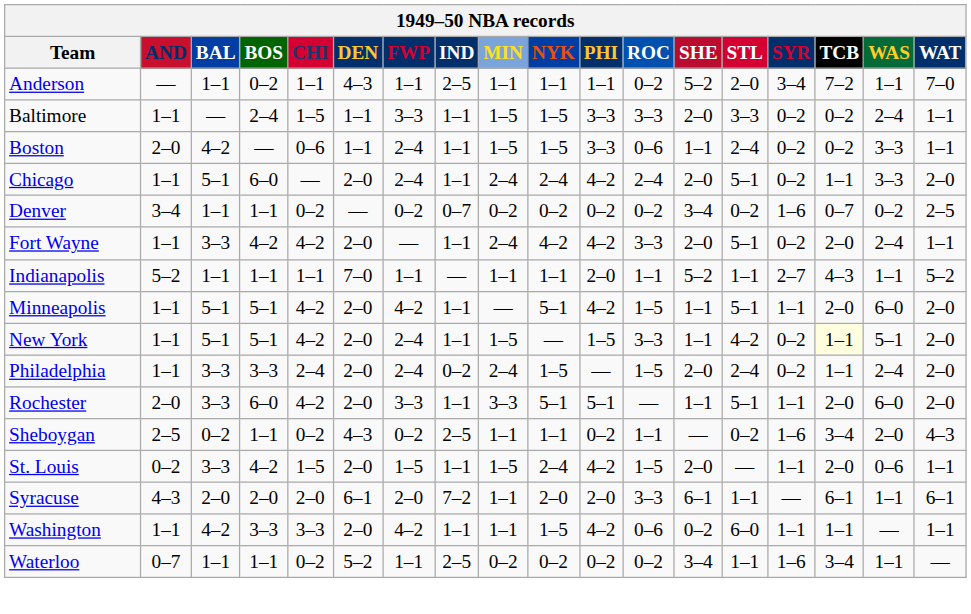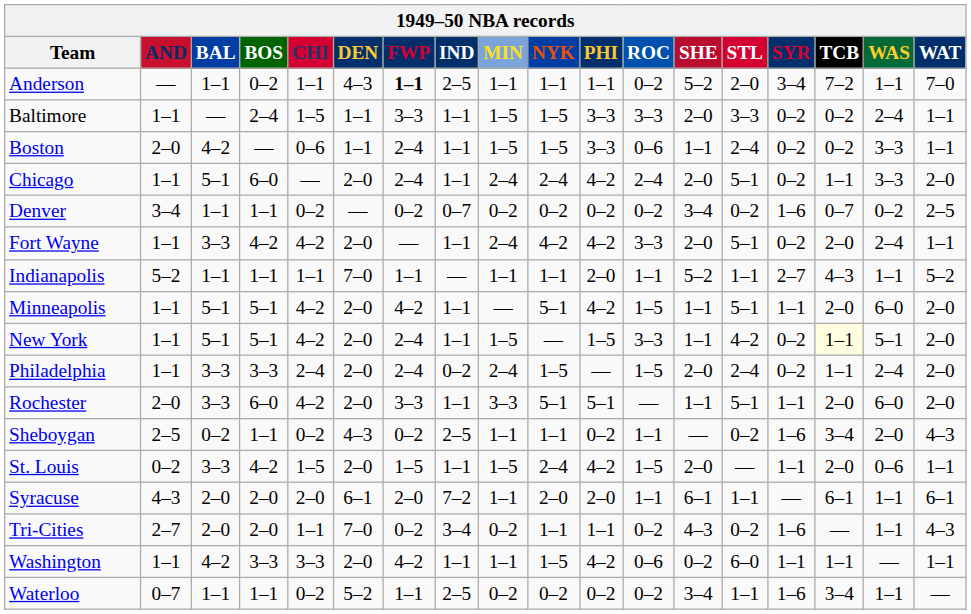(409, 84) normal -> (409, 84) bold
(649, 498) 3–3 -> (649, 498) 1–1
+ row: (46, 529)
